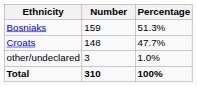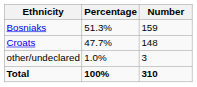columns swapped: (109, 12) <-> (164, 12)
